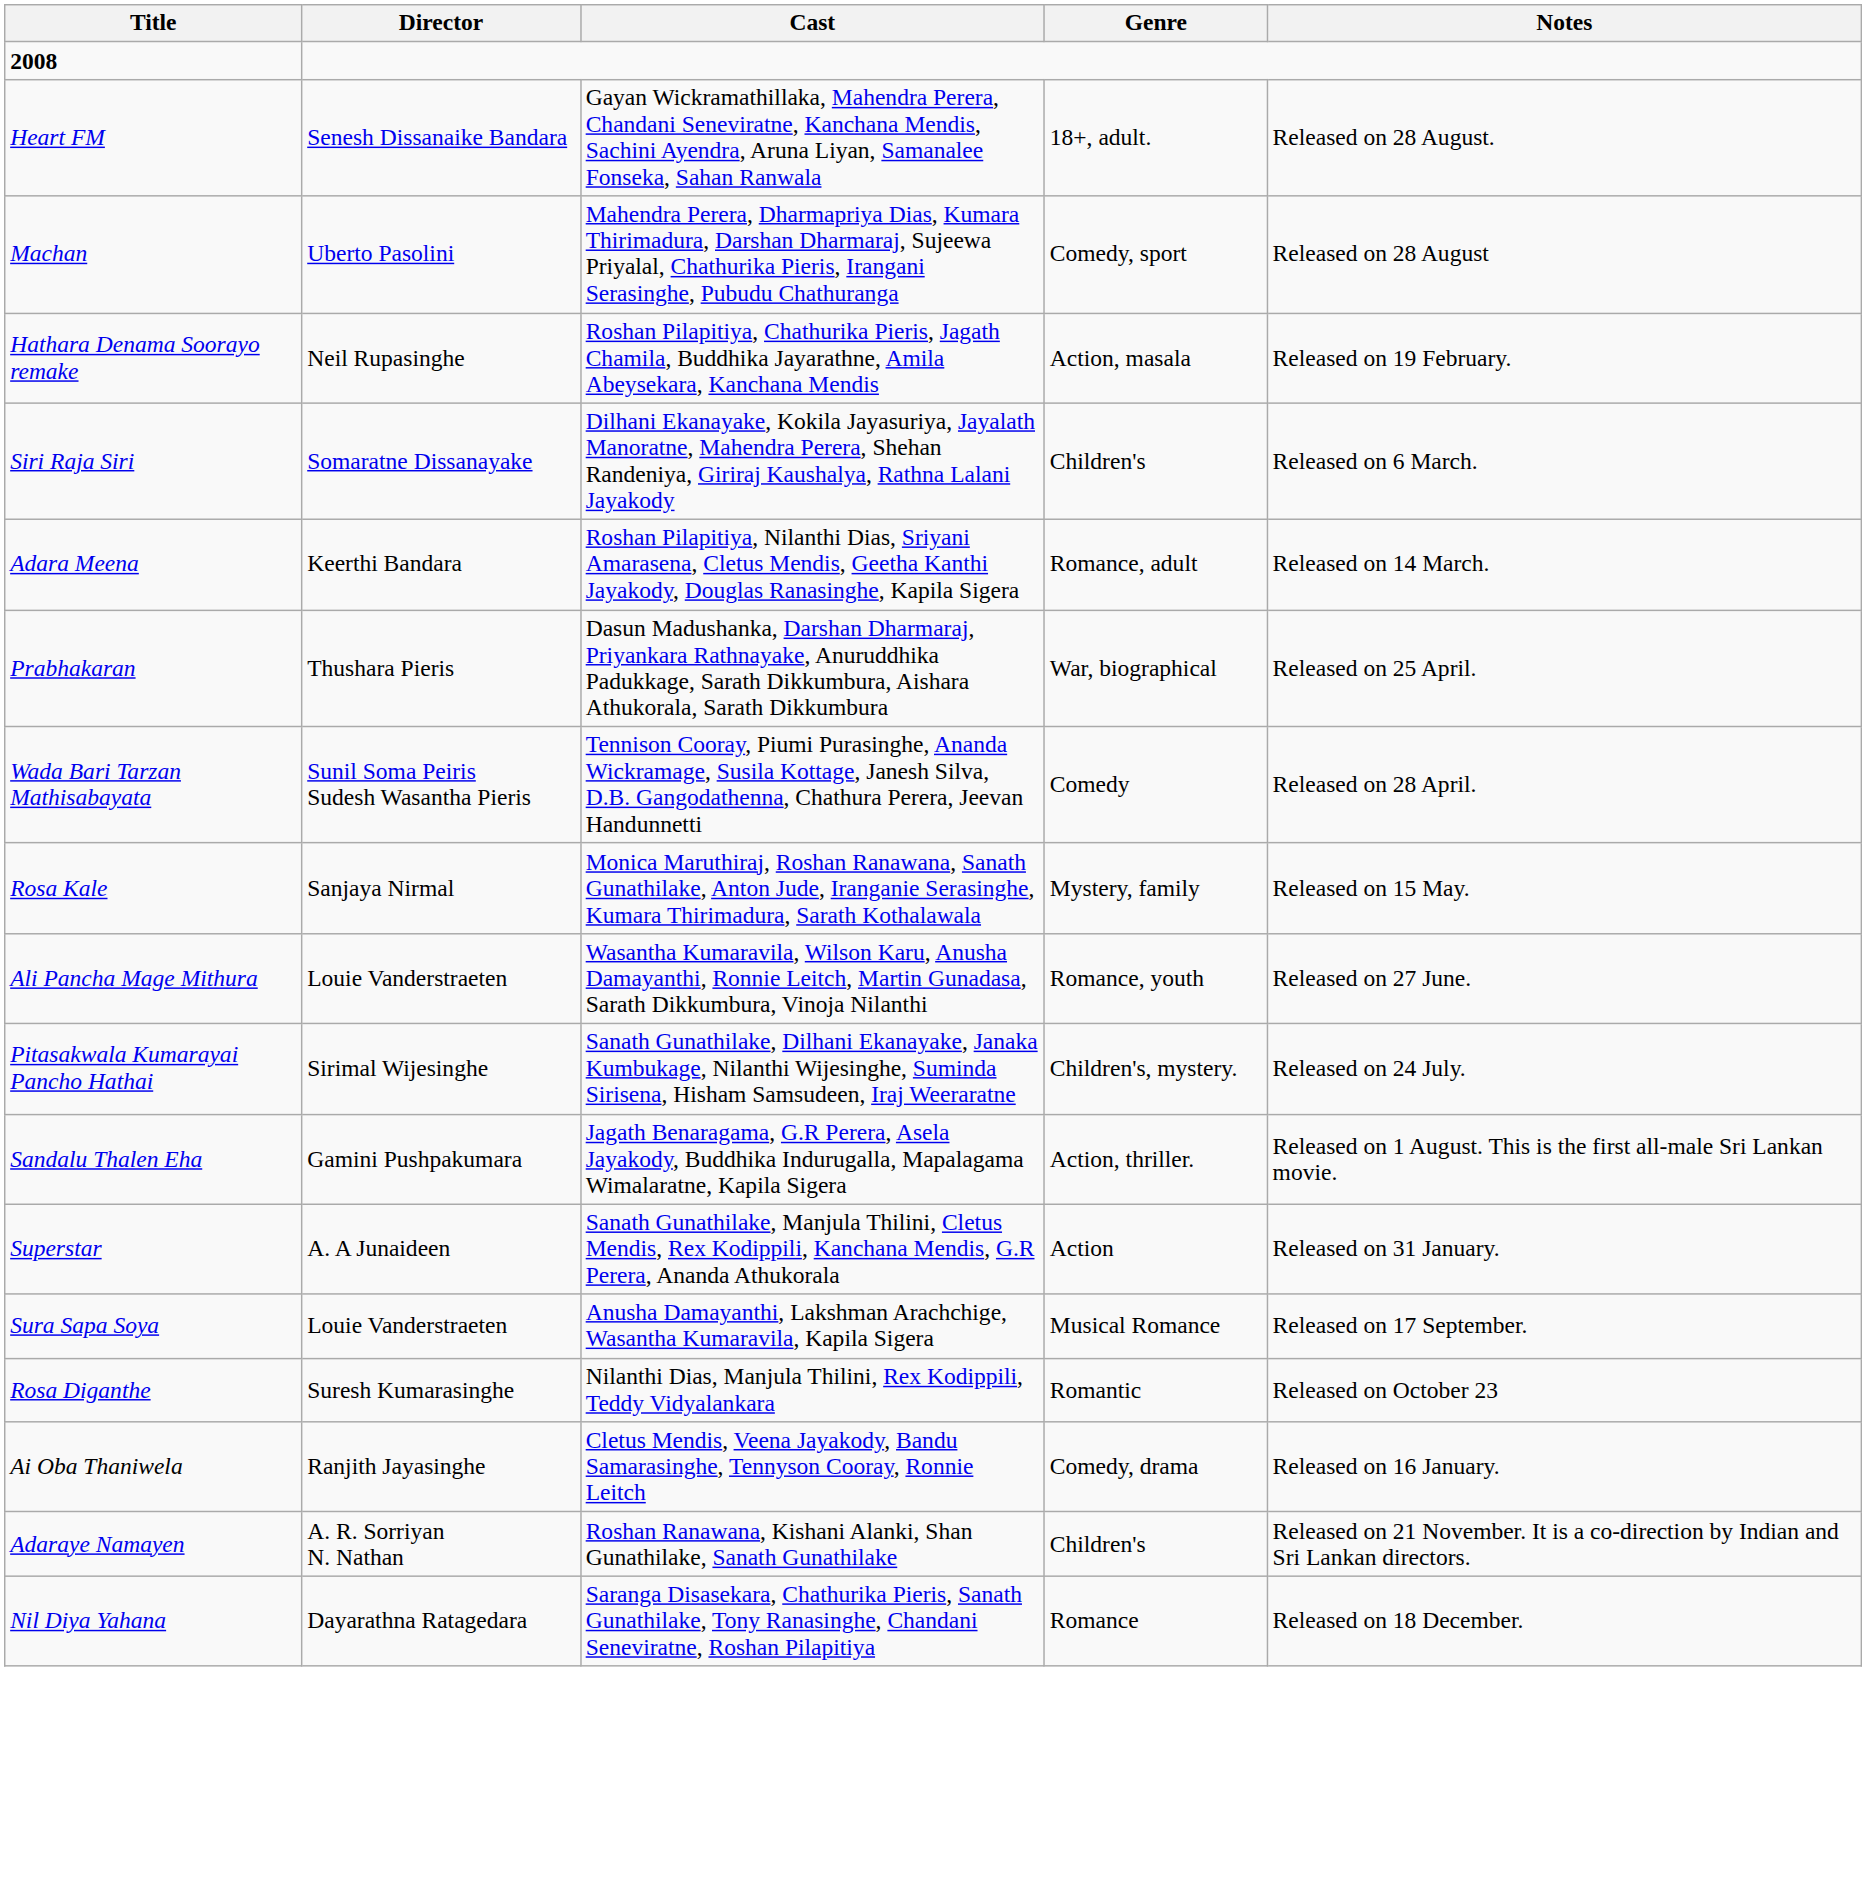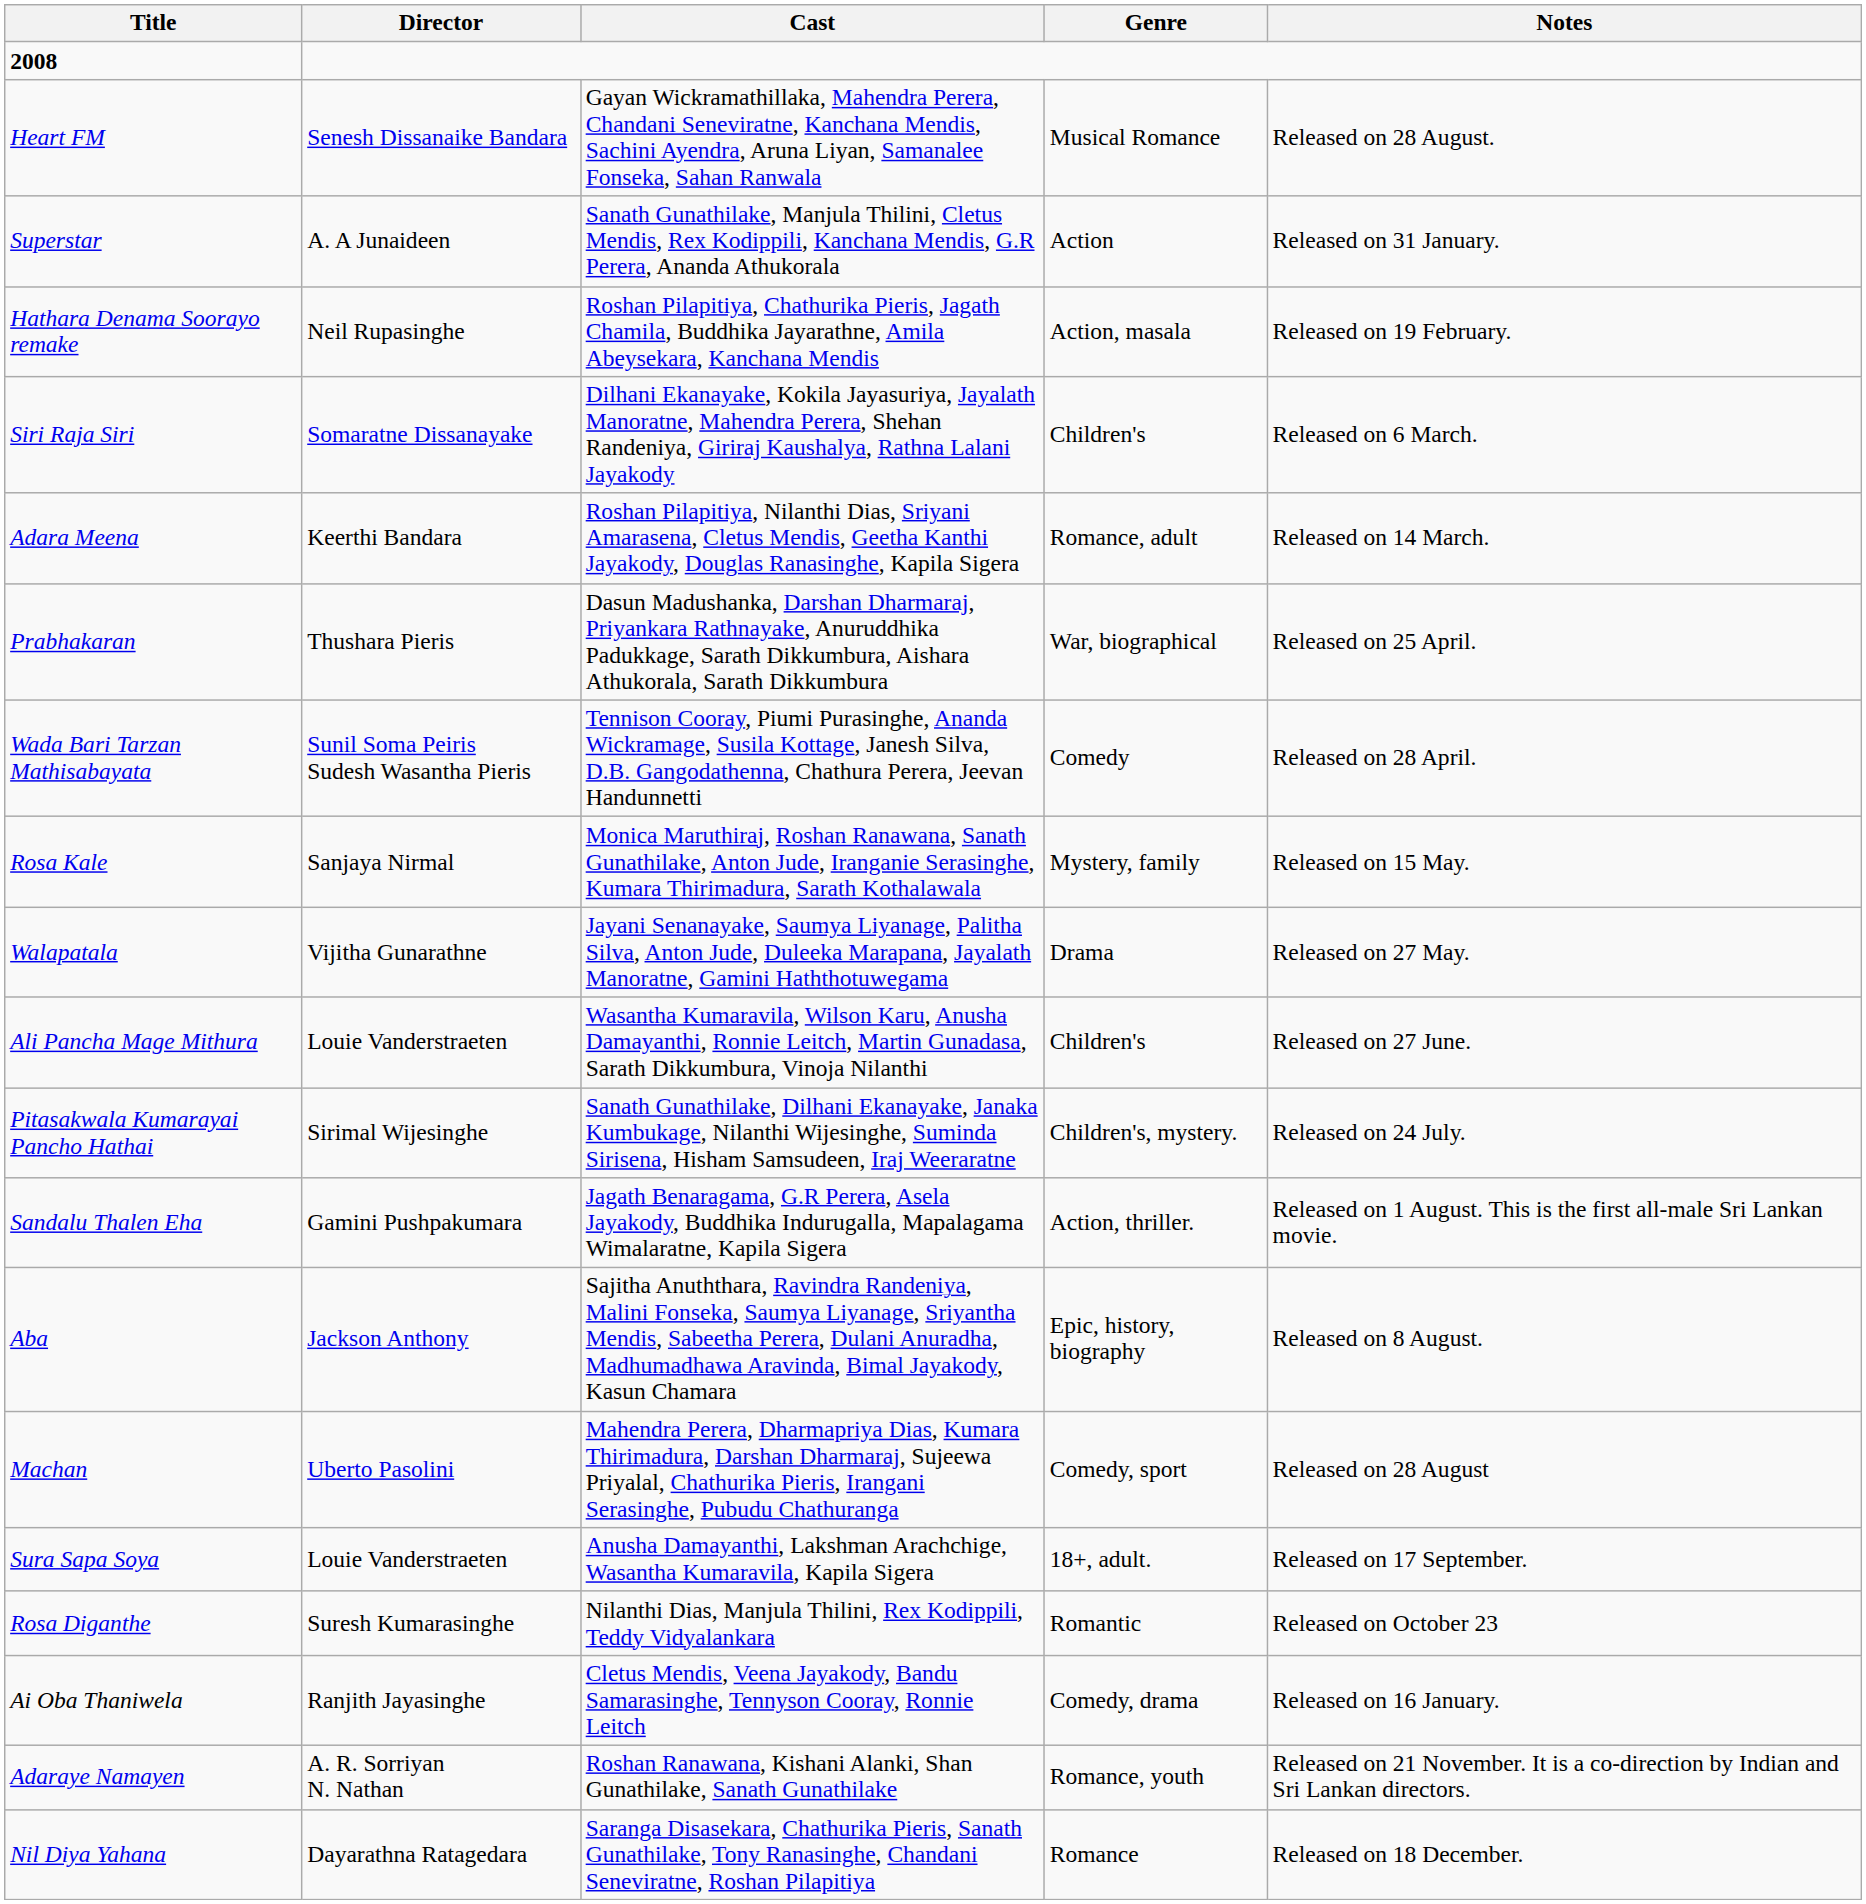(1101, 137) 18+, adult. -> (1135, 137) Musical Romance
rows swapped: (56, 1248) <-> (49, 254)
+ row: (64, 951)
(1127, 978) Romance, youth -> (1098, 1042) Children's
+ row: (29, 1339)
(1135, 1325) Musical Romance -> (1101, 1559) 18+, adult.
(1098, 1543) Children's -> (1127, 1777) Romance, youth
